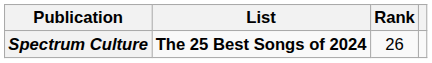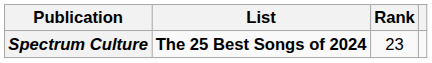(394, 44) 26 -> (394, 44) 23
